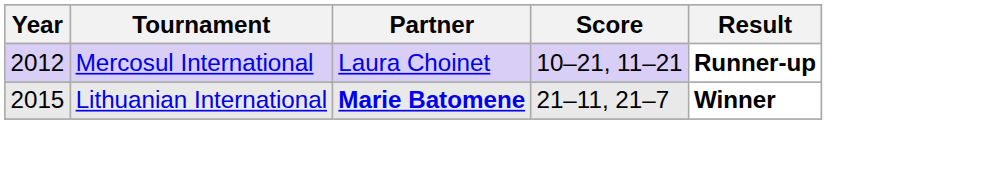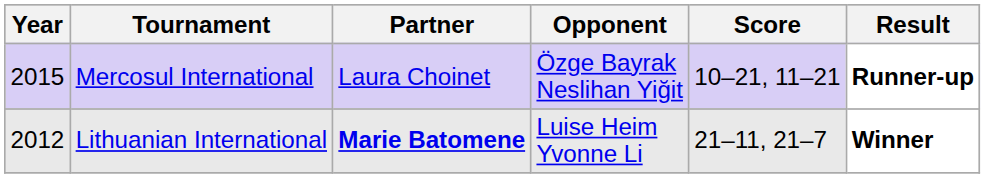+ column: (610, 24)
(37, 63) 2012 -> (37, 76) 2015
(37, 101) 2015 -> (37, 141) 2012
